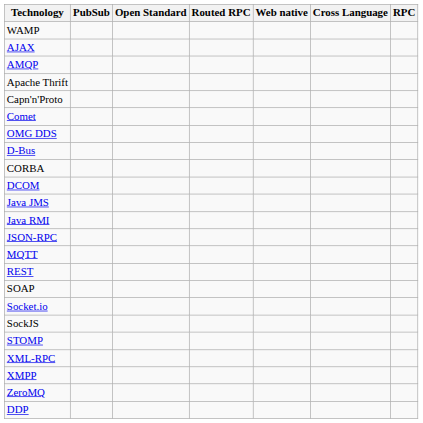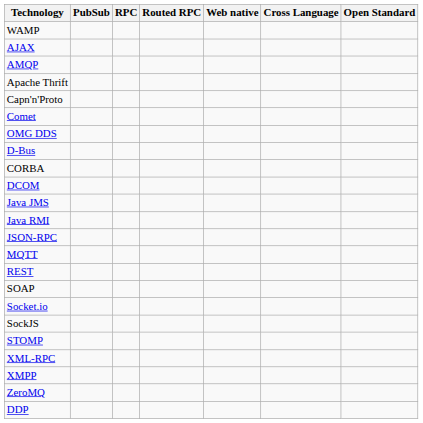columns swapped: (404, 13) <-> (151, 13)
